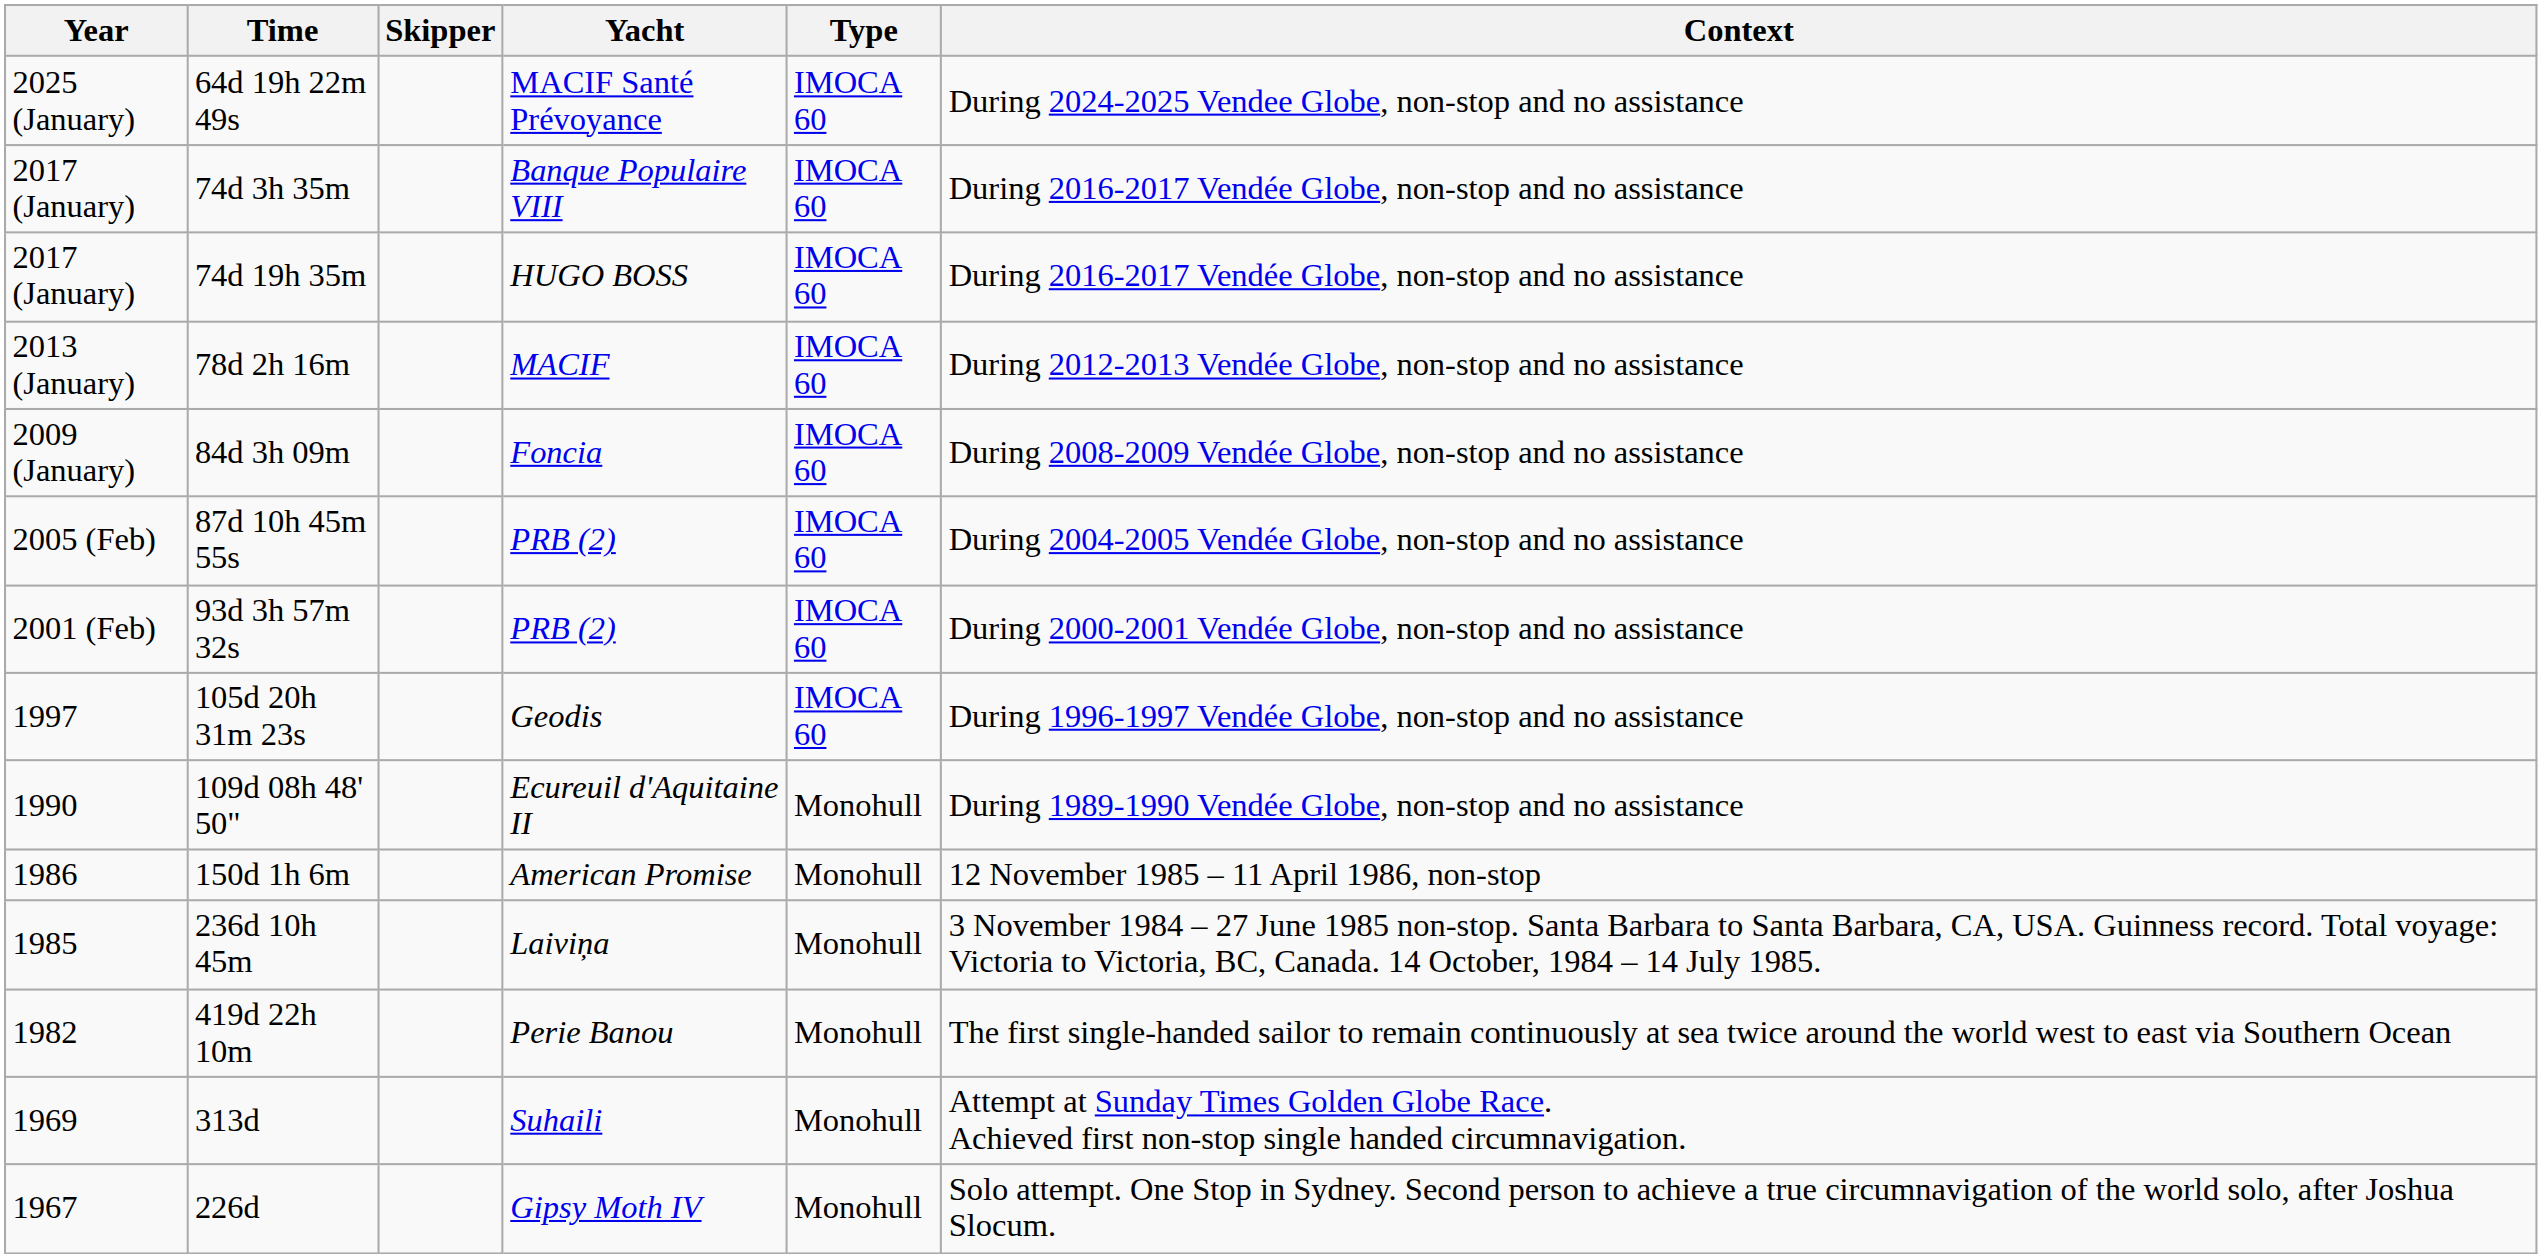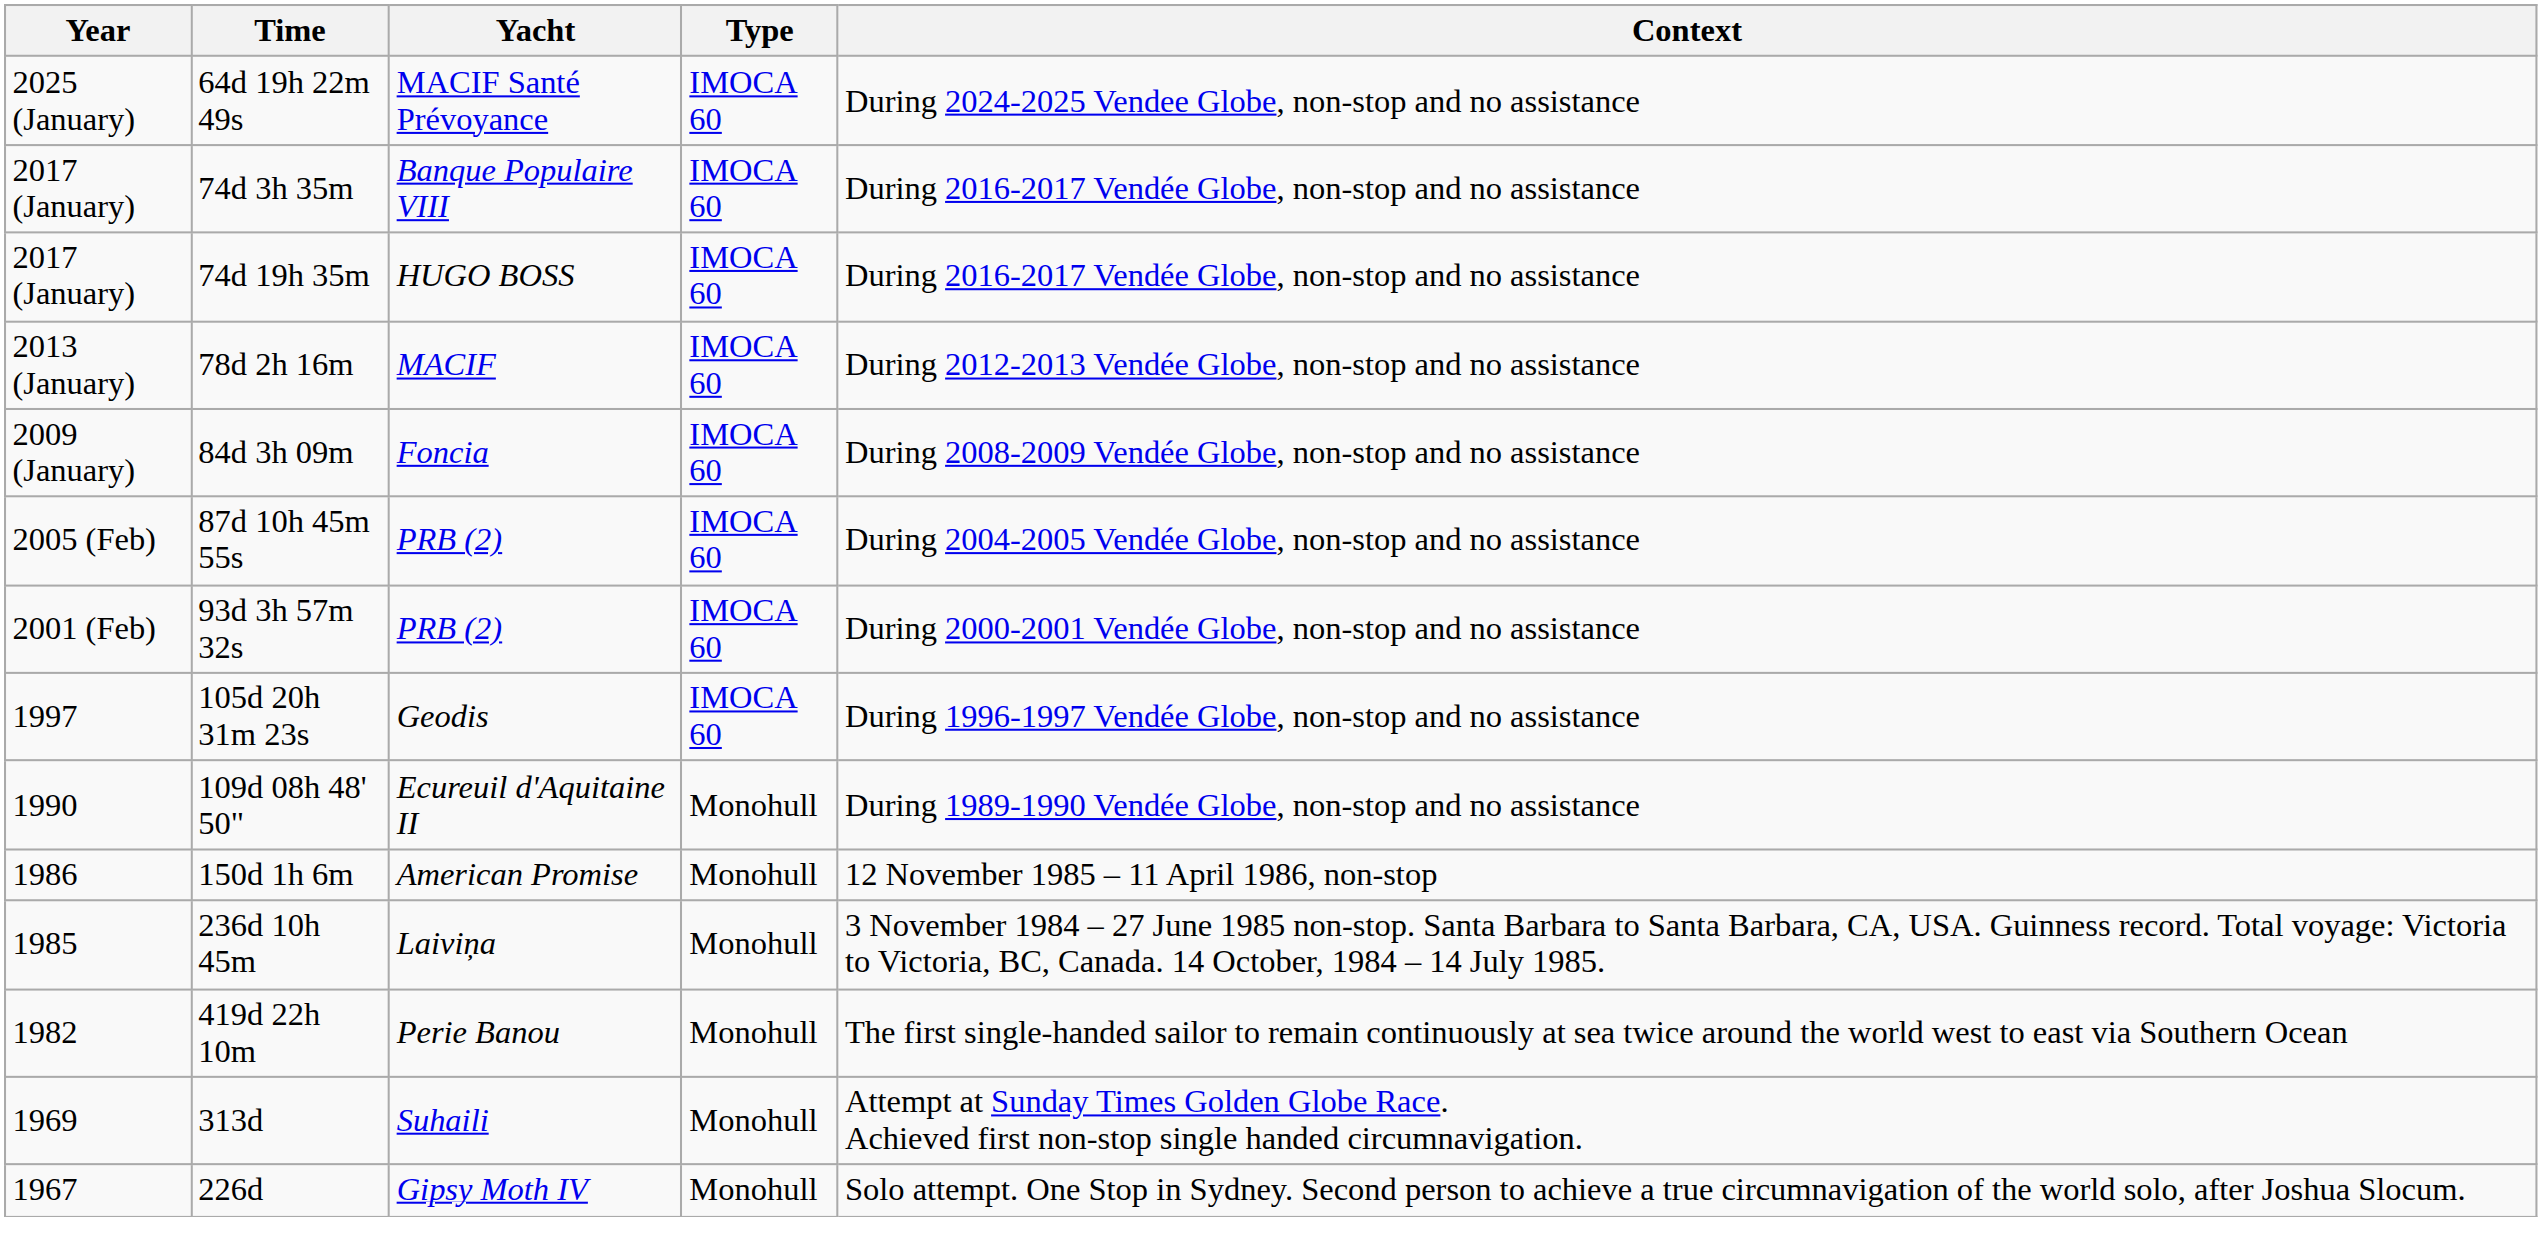- column: (440, 30)
